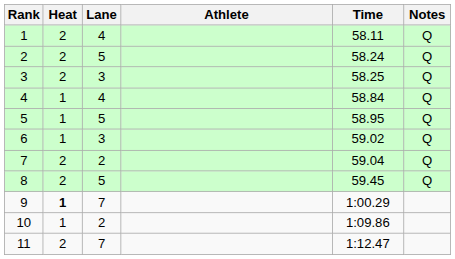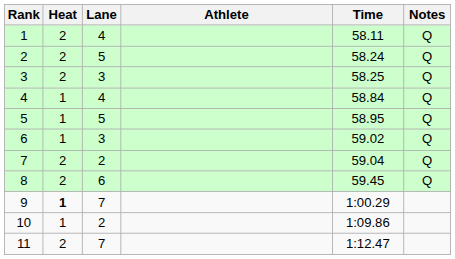(102, 181) 5 -> (102, 181) 6
